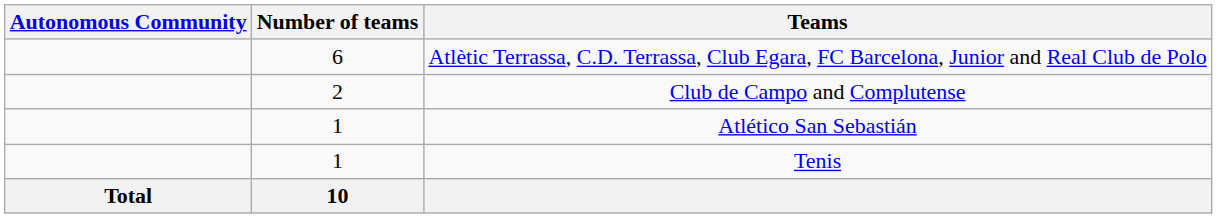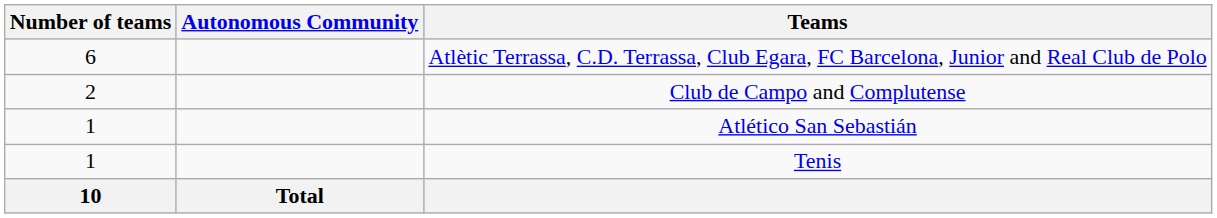columns swapped: (128, 21) <-> (338, 21)
